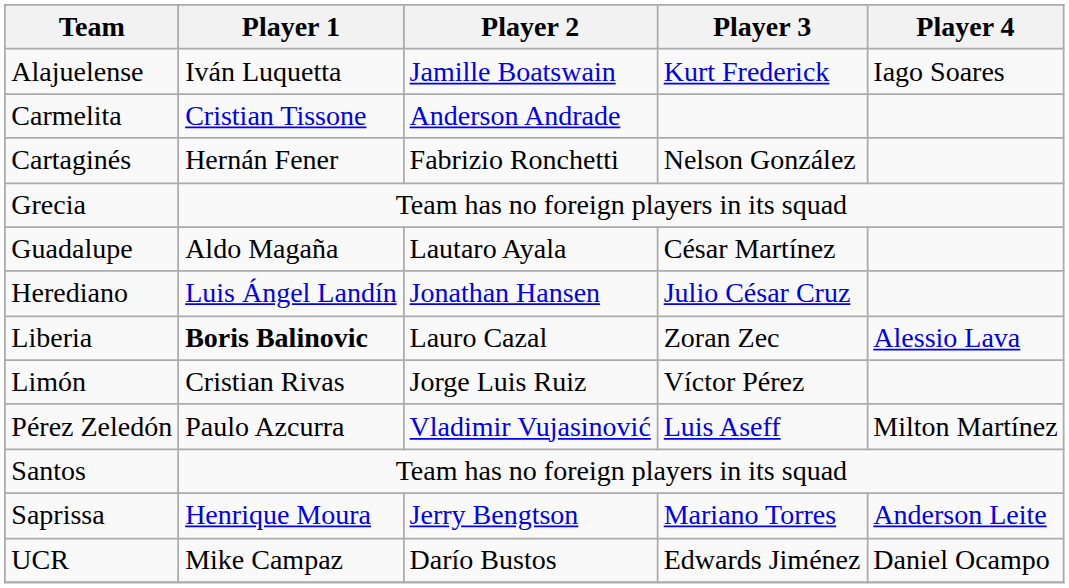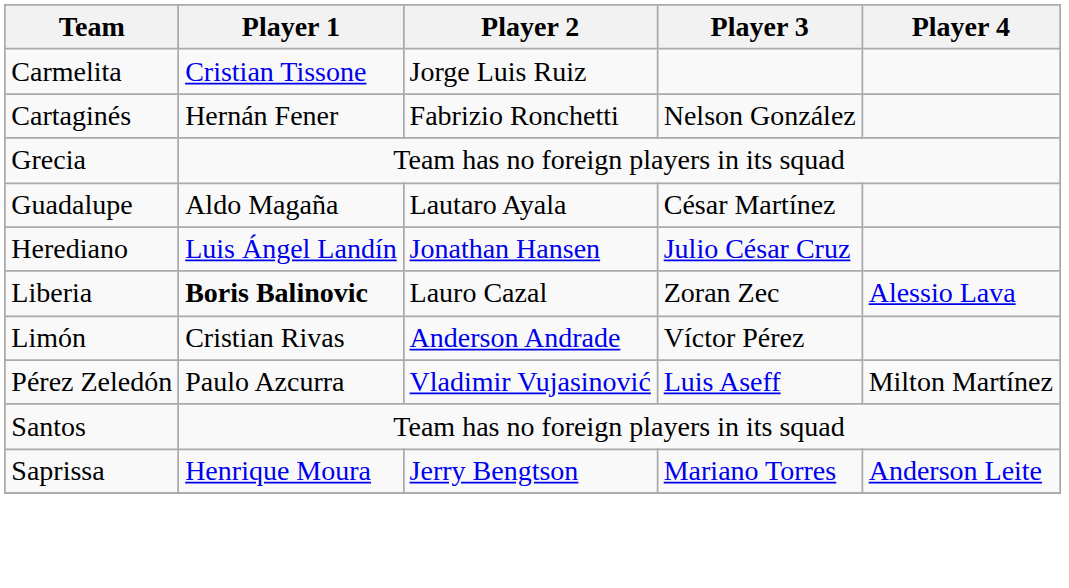- row: (77, 71)
(515, 115) Anderson Andrade -> (498, 71) Jorge Luis Ruiz
(498, 381) Jorge Luis Ruiz -> (515, 337) Anderson Andrade
- row: (40, 559)
